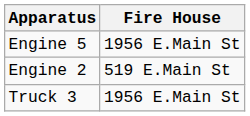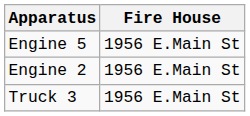(167, 71) 519 E.Main St -> (172, 71) 1956 E.Main St
